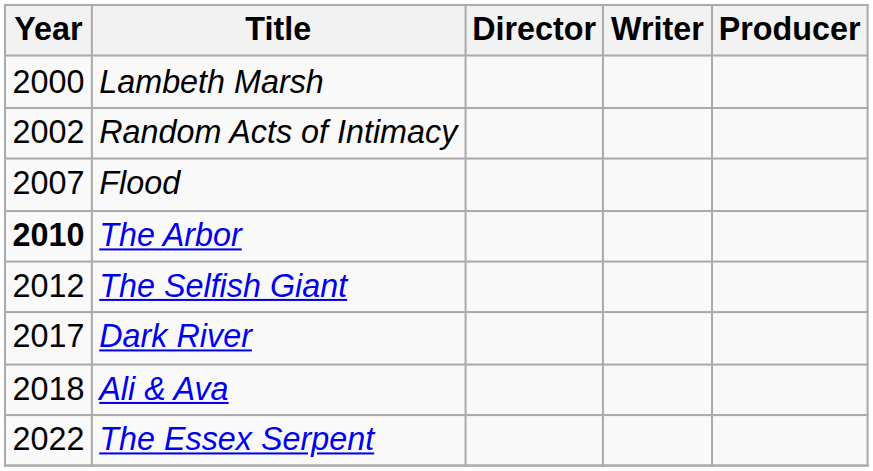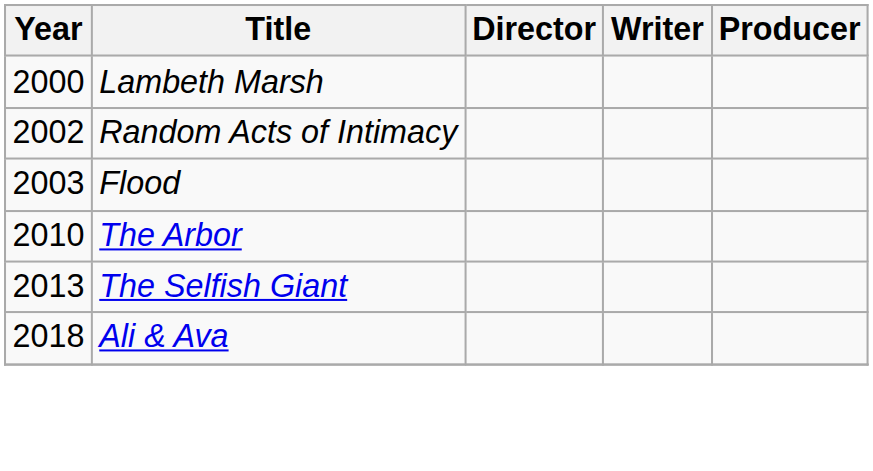(48, 183) 2007 -> (48, 183) 2003
(48, 235) bold -> (48, 235) normal
(48, 286) 2012 -> (48, 286) 2013
- row: (176, 337)
- row: (237, 440)
